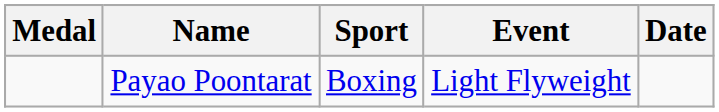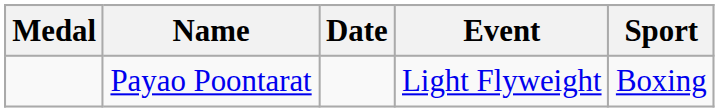columns swapped: (371, 30) <-> (676, 30)
